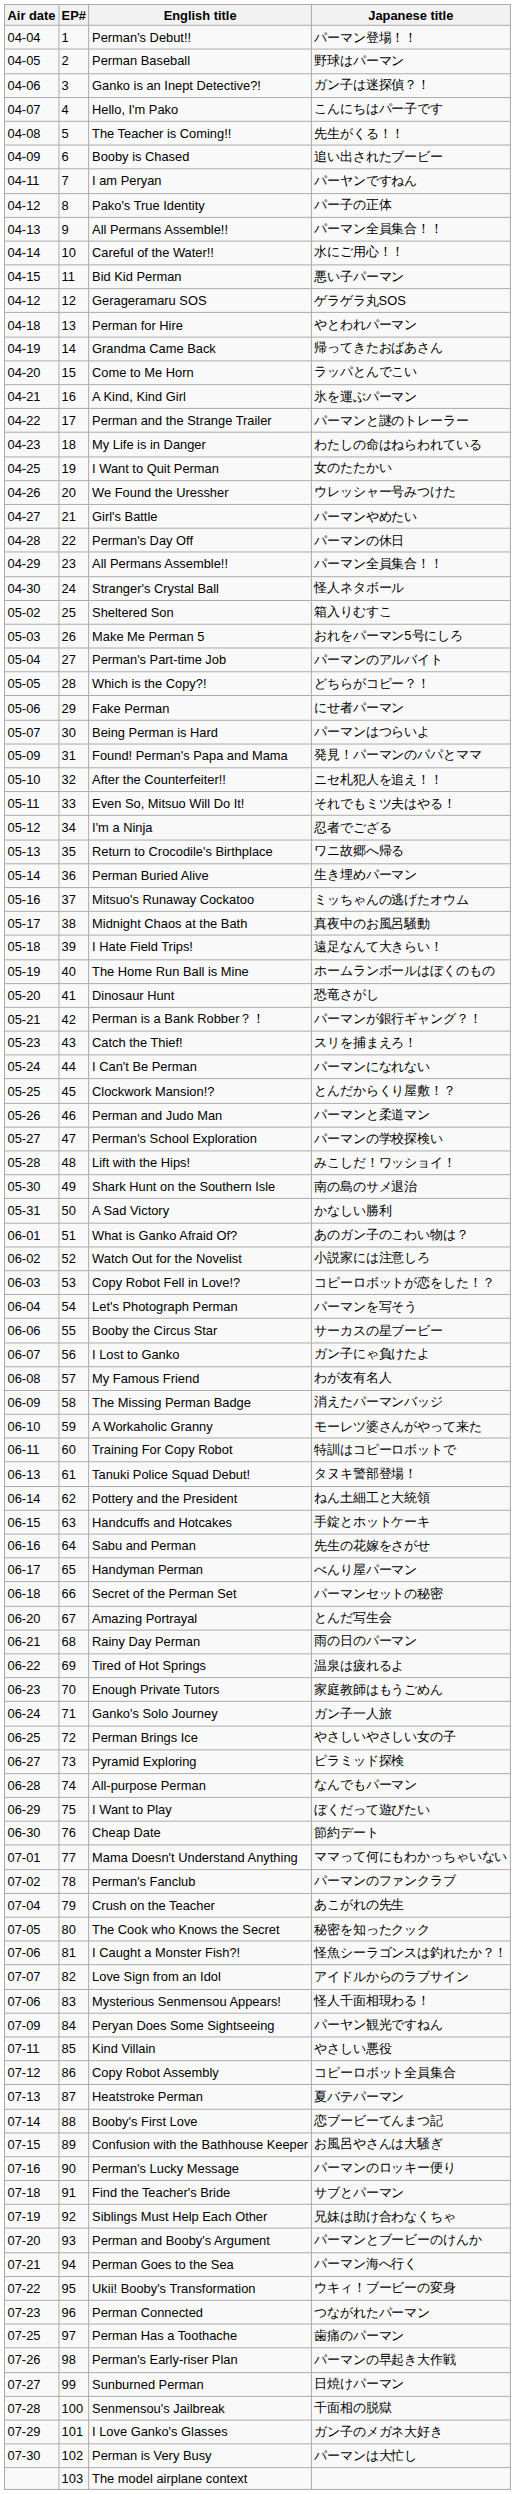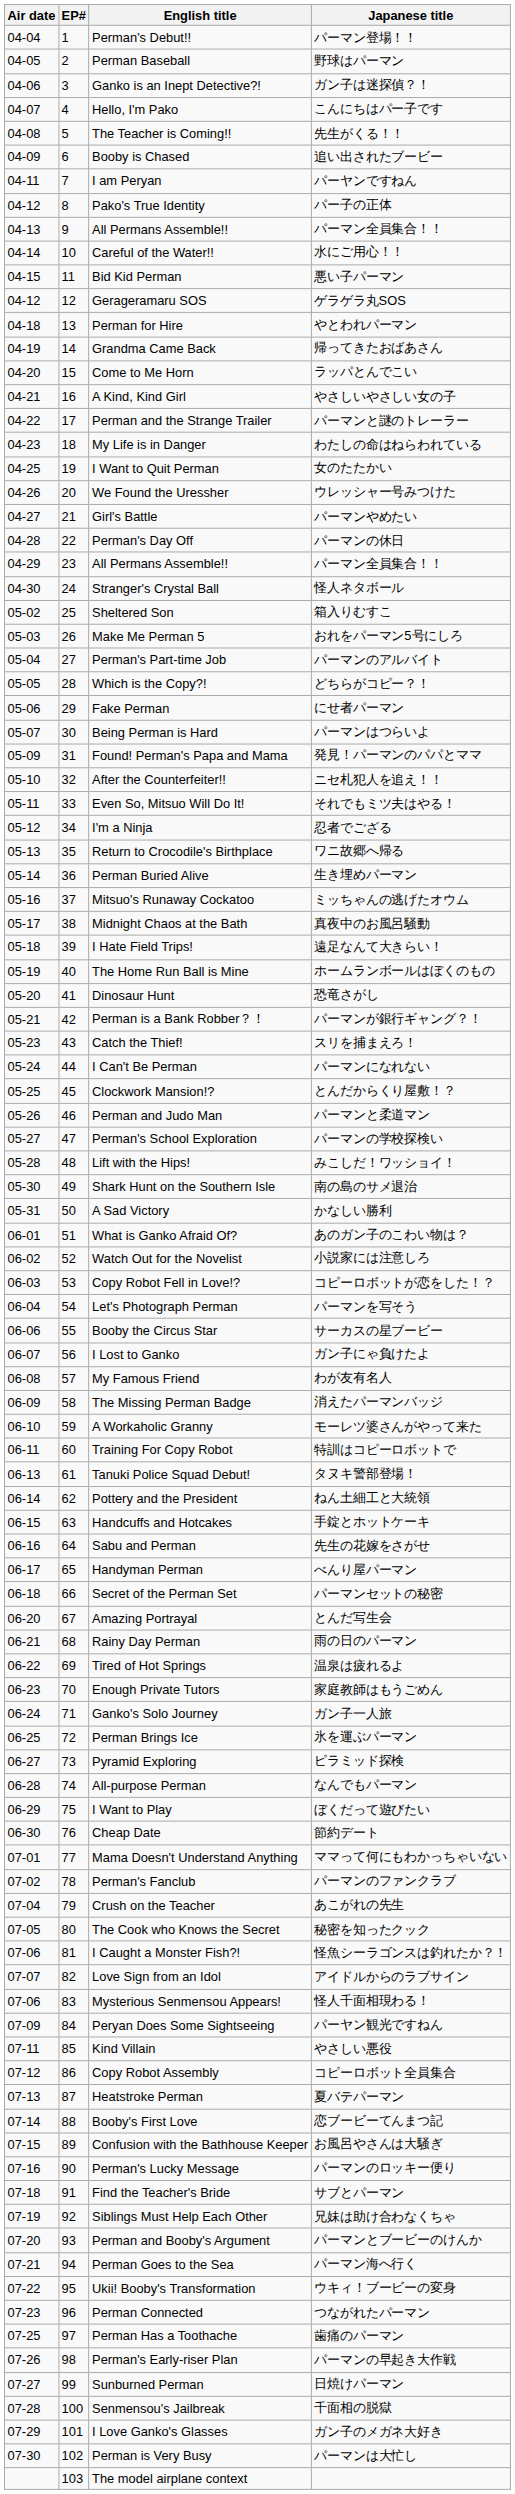(366, 396) 氷を運ぶパーマン -> (385, 396) やさしいやさしい女の子
(385, 1737) やさしいやさしい女の子 -> (366, 1737) 氷を運ぶパーマン
